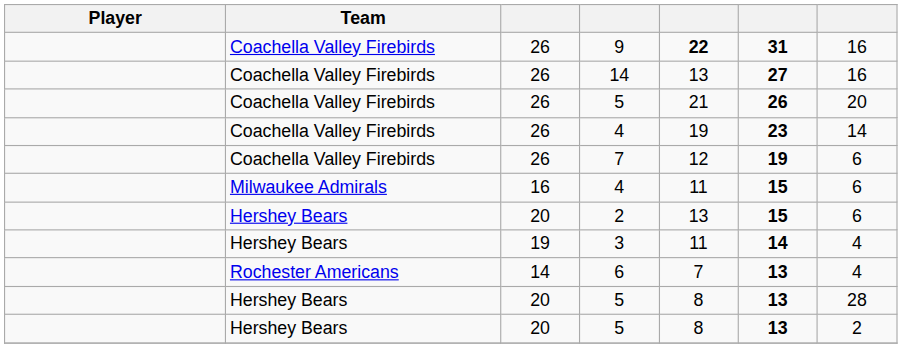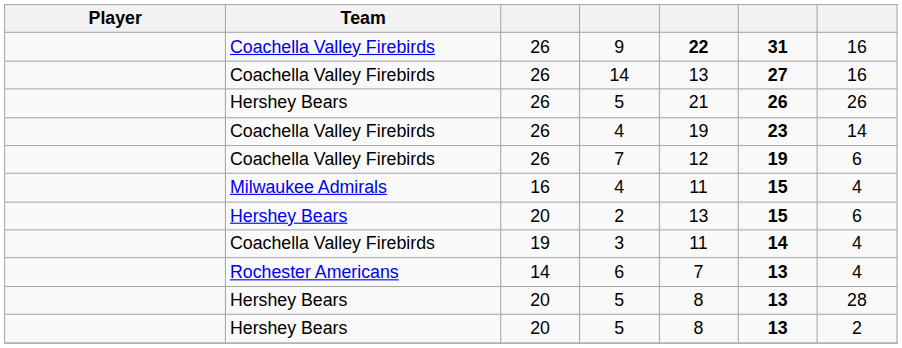(332, 103) Coachella Valley Firebirds -> (289, 103) Hershey Bears
(857, 103) 20 -> (857, 103) 26
(857, 187) 6 -> (857, 187) 4
(289, 243) Hershey Bears -> (332, 243) Coachella Valley Firebirds
